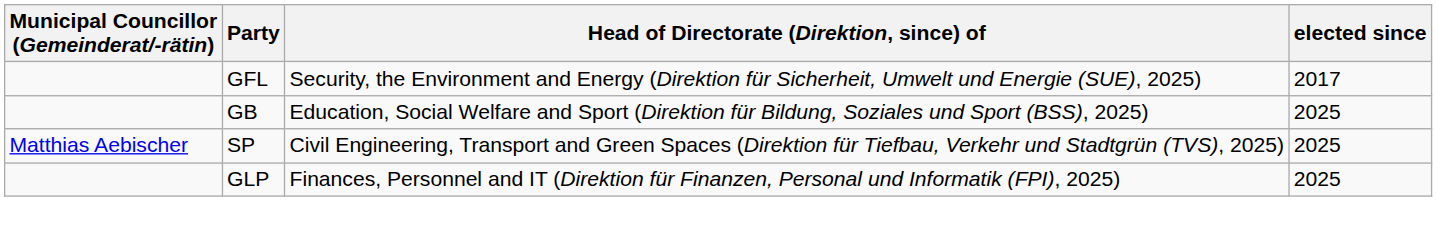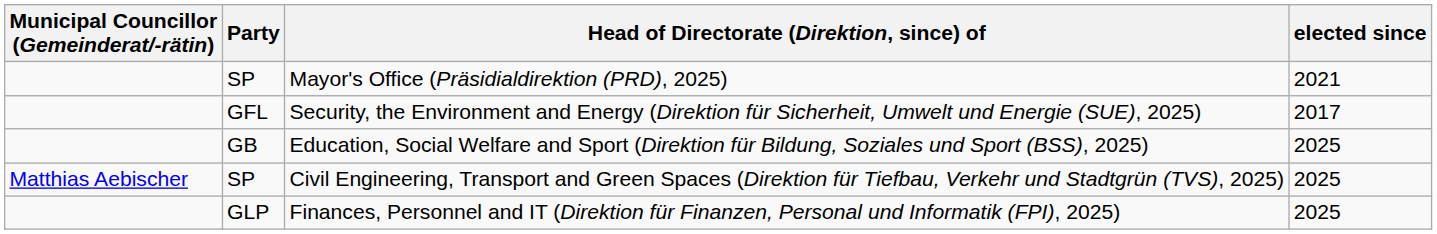+ row: (508, 78)
